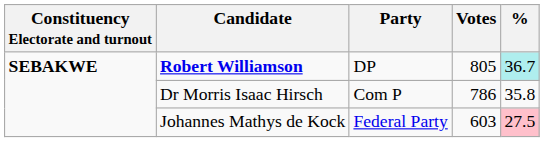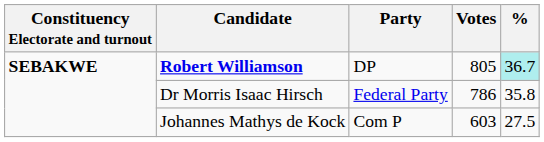(378, 94) Com P -> (401, 94) Federal Party
(401, 121) Federal Party -> (378, 121) Com P
(520, 121) pink background -> (520, 121) no background
